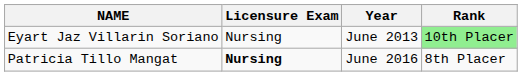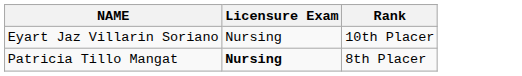- column: (382, 16)
(469, 38) lightgreen background -> (390, 38) no background
